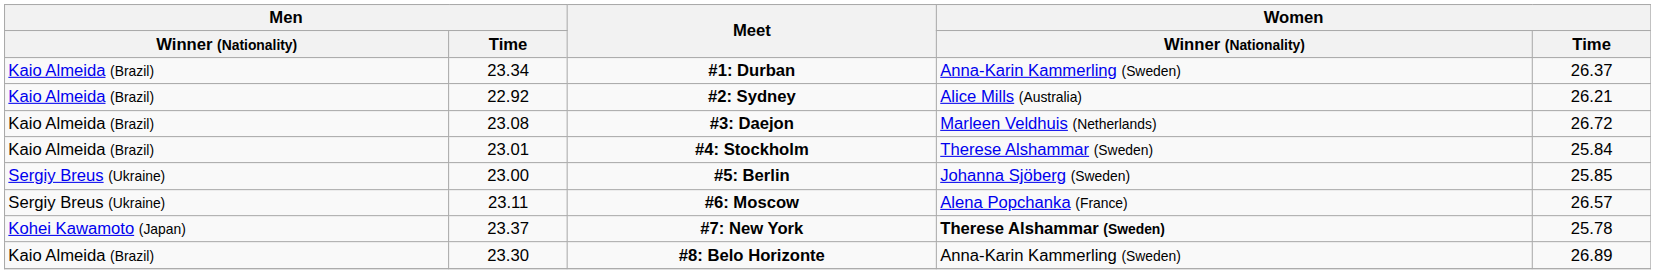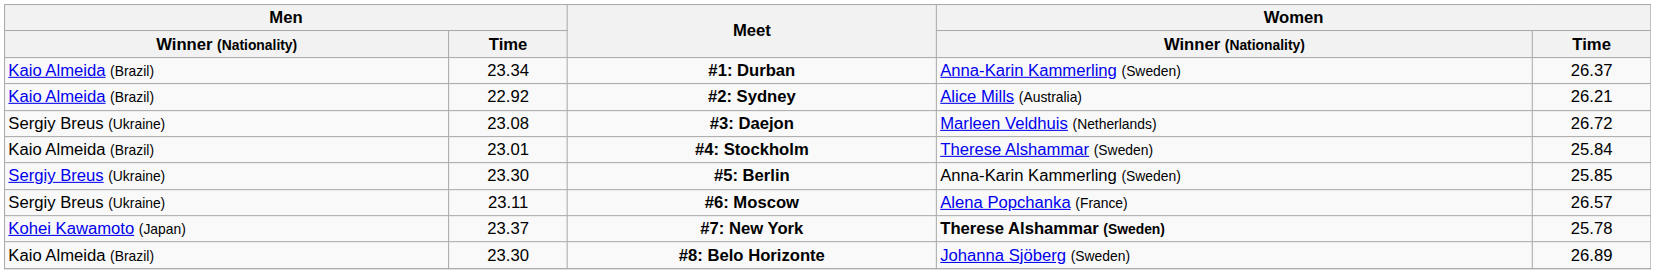(81, 123) Kaio Almeida (Brazil) -> (87, 123) Sergiy Breus (Ukraine)
(508, 176) 23.00 -> (508, 176) 23.30
(1035, 176) Johanna Sjöberg (Sweden) -> (1061, 176) Anna-Karin Kammerling (Sweden)
(1061, 255) Anna-Karin Kammerling (Sweden) -> (1035, 255) Johanna Sjöberg (Sweden)
